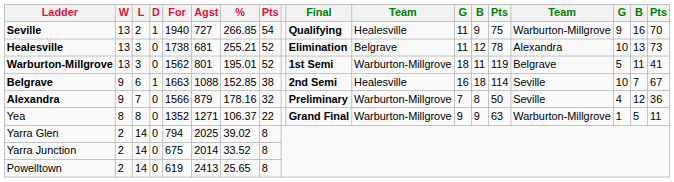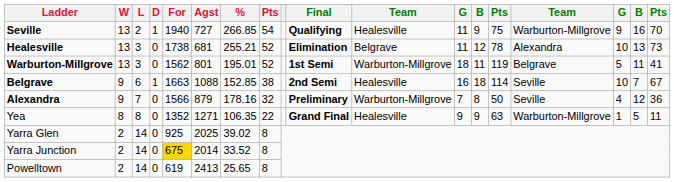(240, 116) 106.37 -> (240, 116) 106.35
(403, 116) Warburton-Millgrove -> (380, 116) Healesville
(174, 133) 794 -> (174, 133) 925
(174, 151) no background -> (174, 151) gold background
